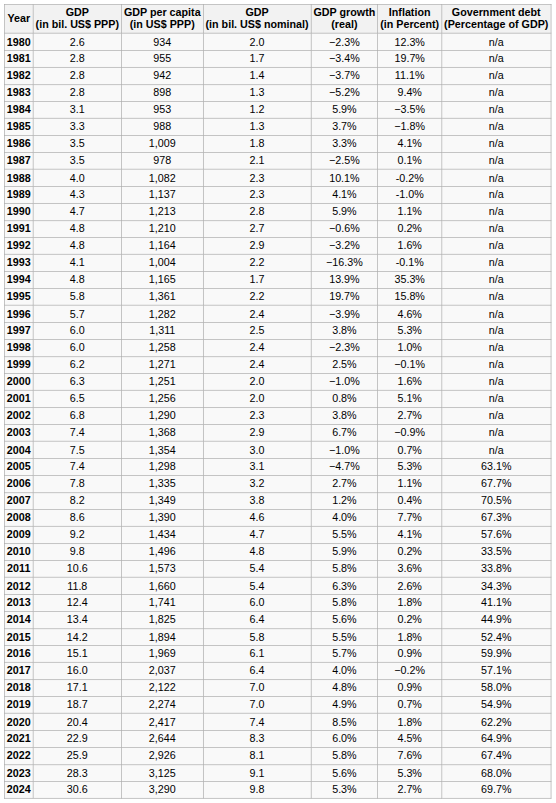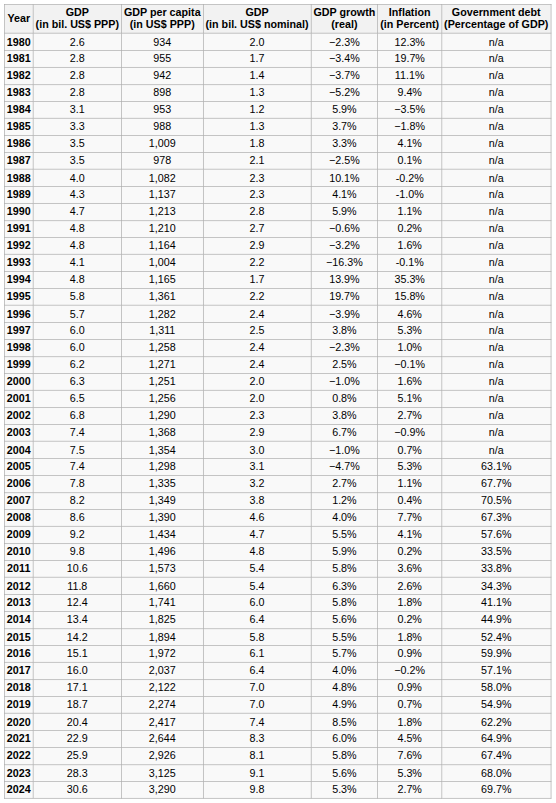(162, 654) 1,969 -> (162, 654) 1,972
